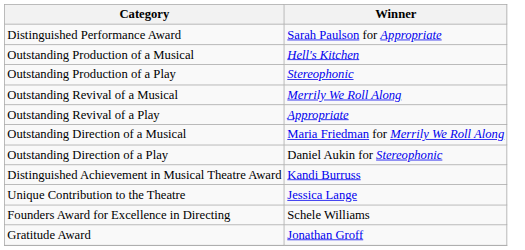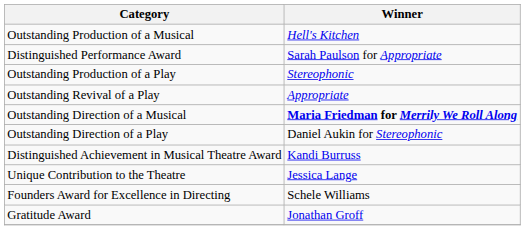rows swapped: (94, 34) <-> (101, 54)
- row: (93, 94)
(396, 134) normal -> (402, 114) bold
